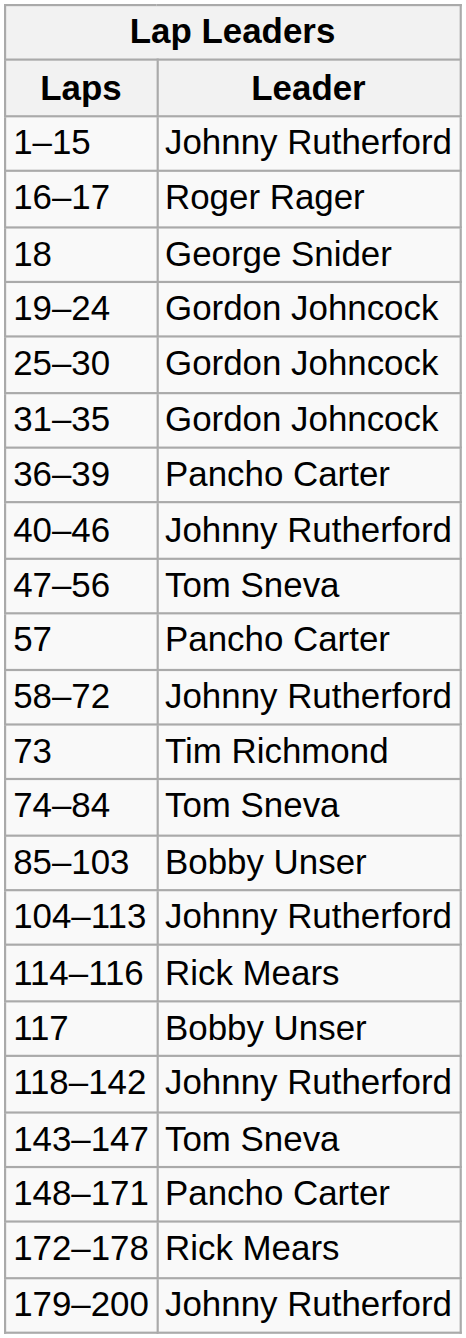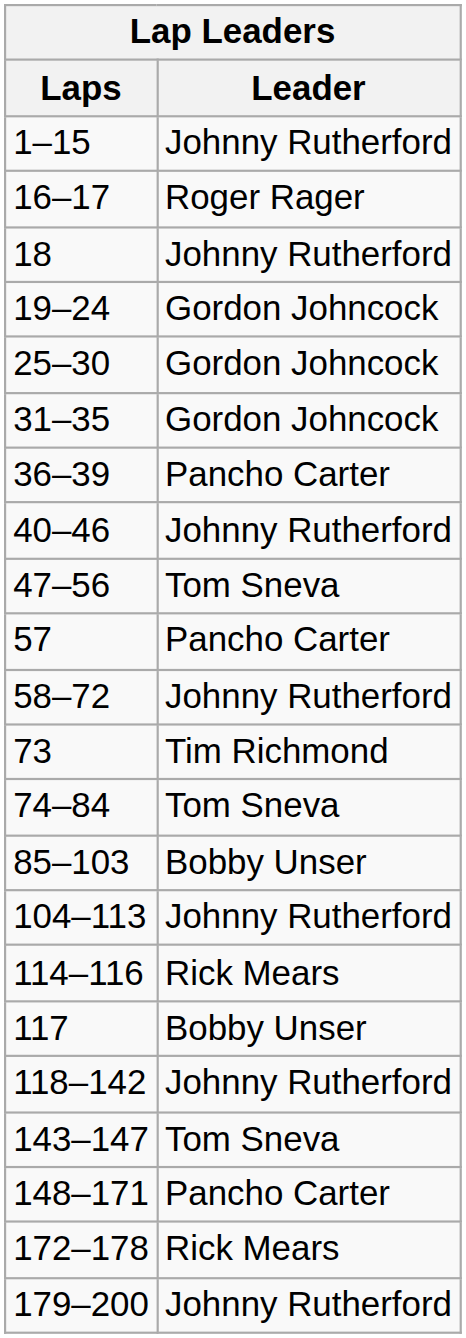(278, 253) George Snider -> (309, 253) Johnny Rutherford
